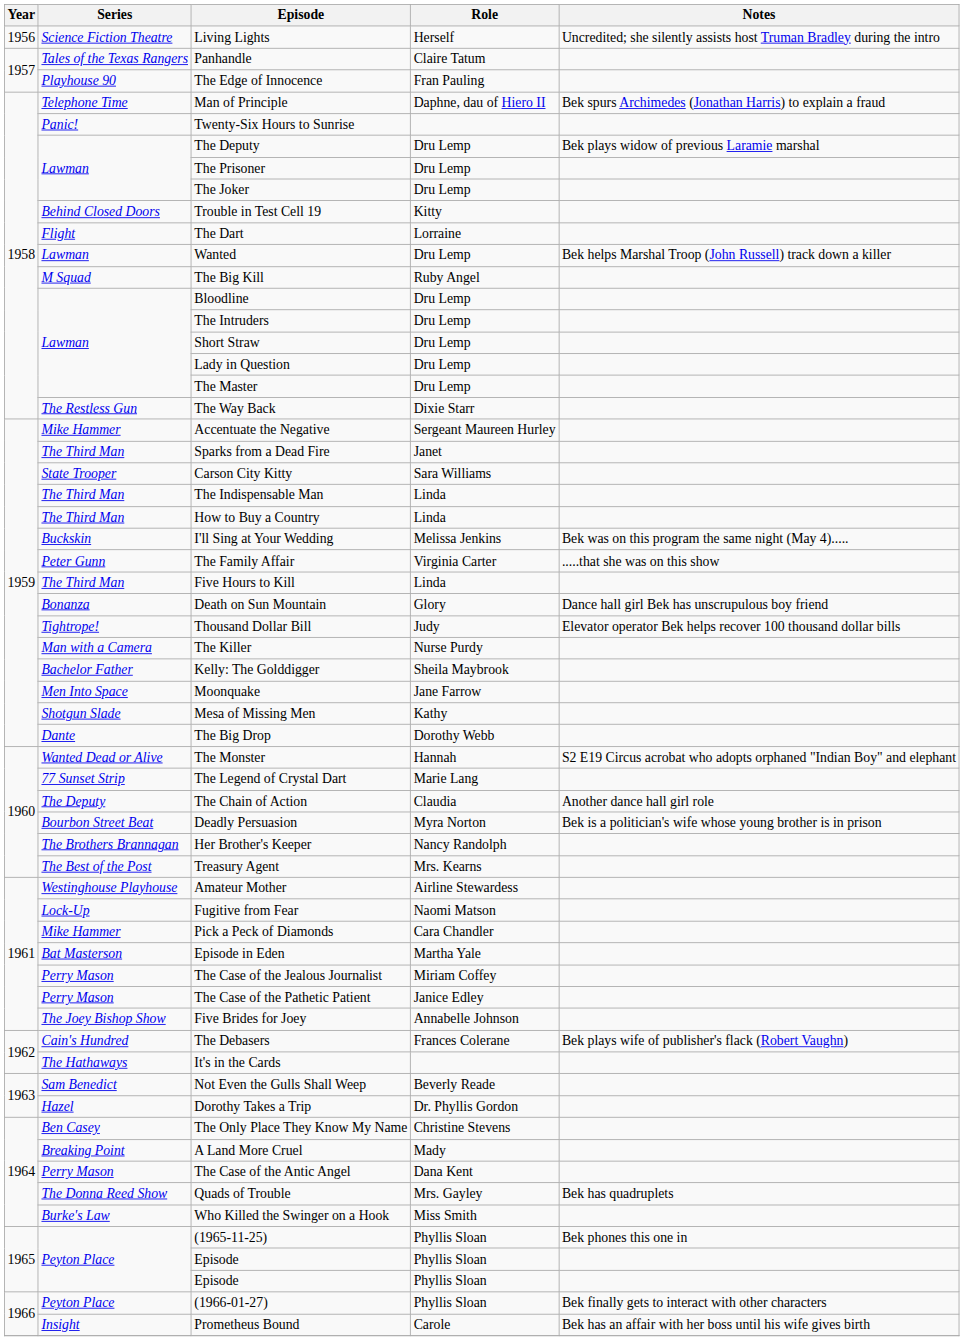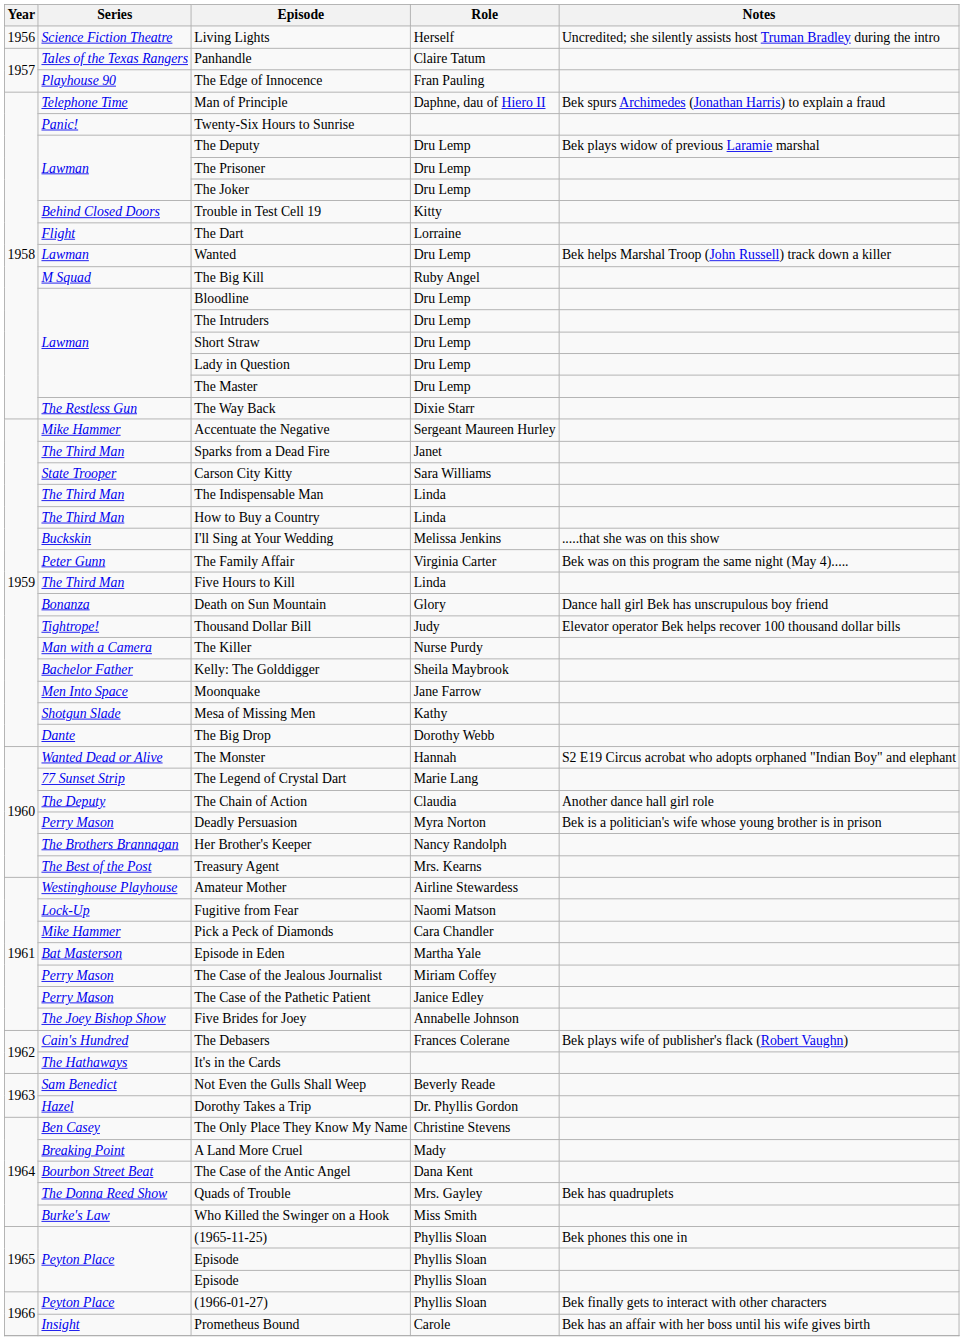(705, 539) Bek was on this program the same night (May 4)..... -> (641, 539) .....that she was on this show
(641, 560) .....that she was on this show -> (705, 560) Bek was on this program the same night (May 4).....
(97, 822) Bourbon Street Beat -> (78, 822) Perry Mason
(78, 1172) Perry Mason -> (97, 1172) Bourbon Street Beat
